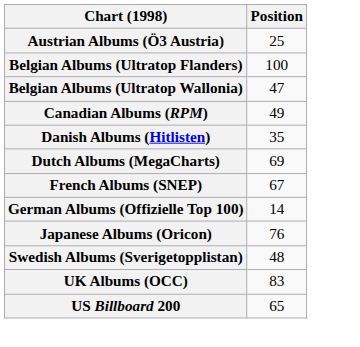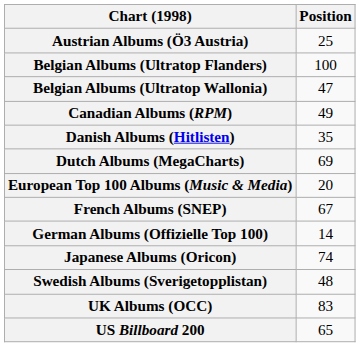+ row: (150, 185)
(277, 233) 76 -> (326, 257) 74
